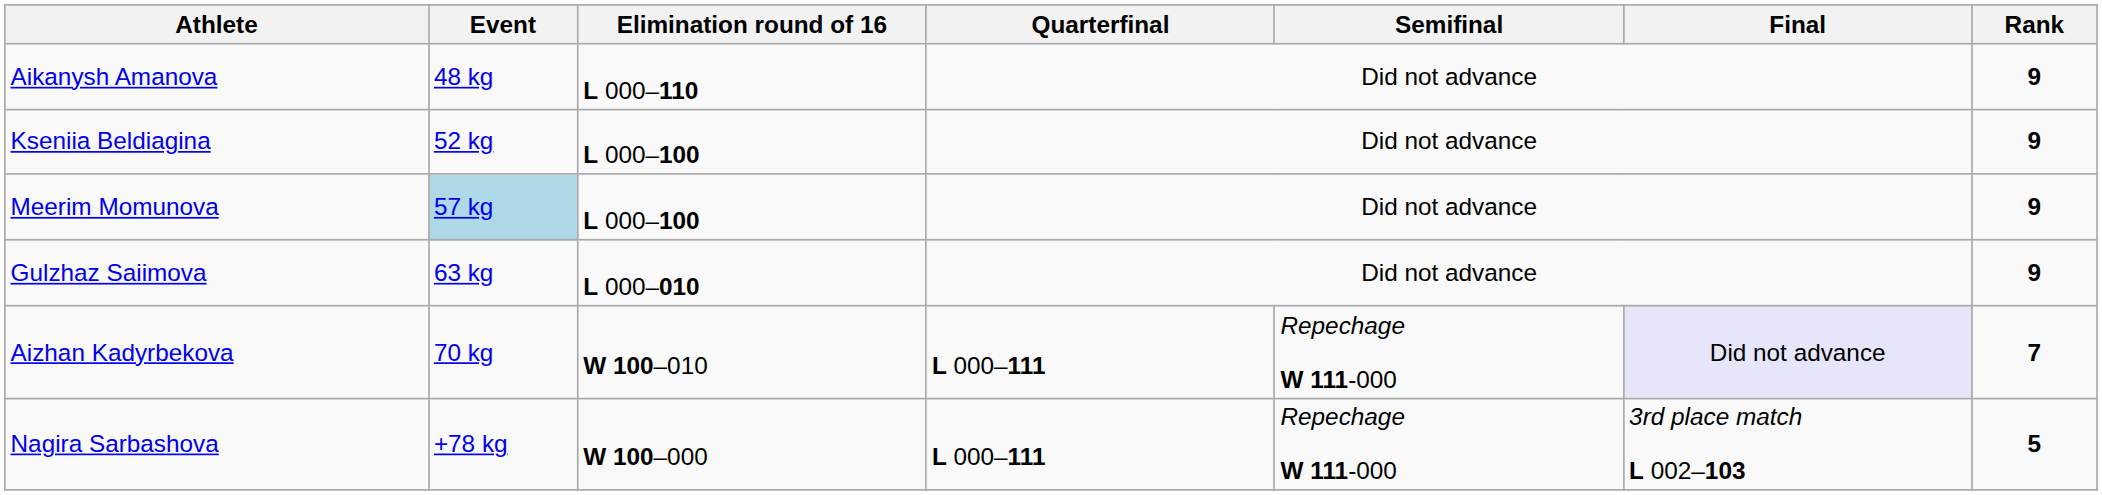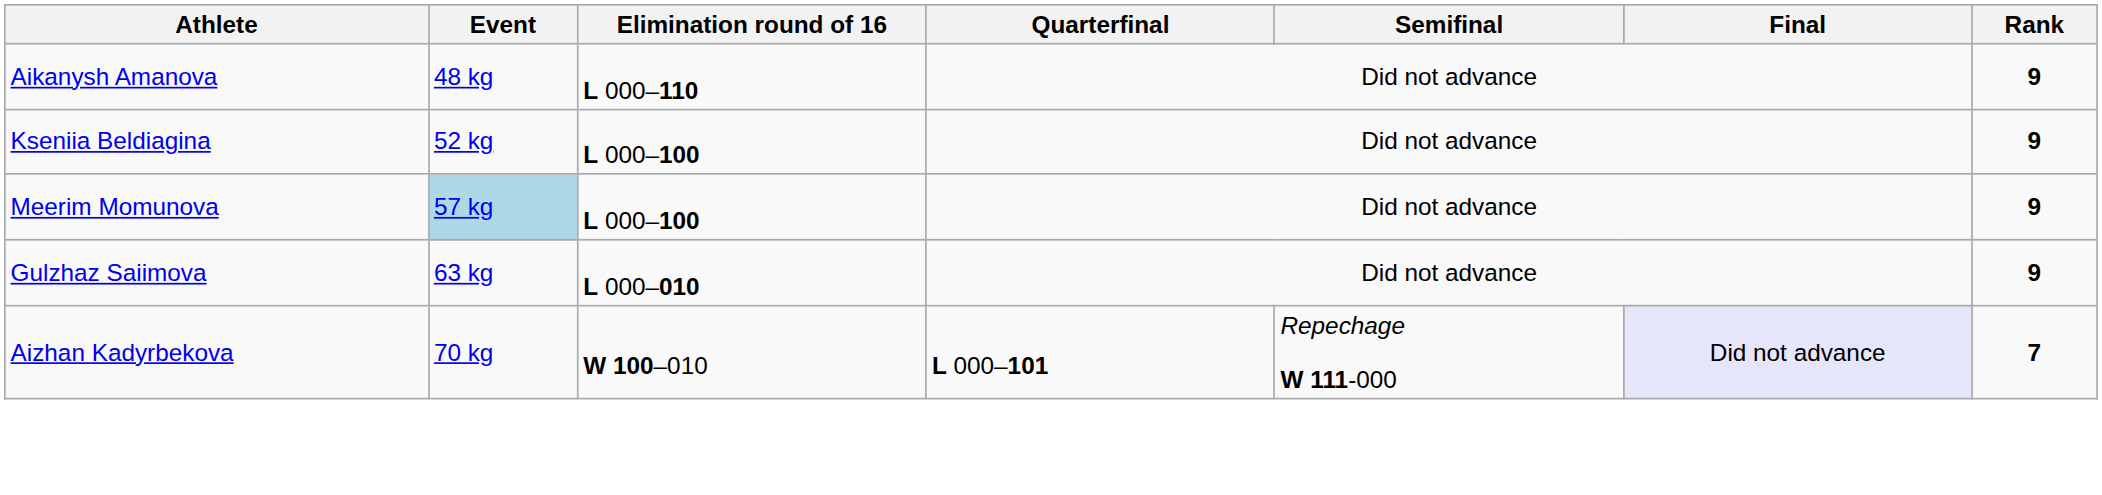(989, 365) L 000–111 -> (990, 365) L 000–101
- row: (115, 444)
